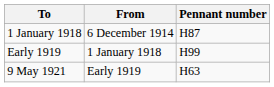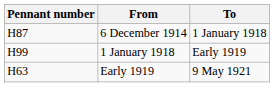columns swapped: (223, 14) <-> (44, 14)
